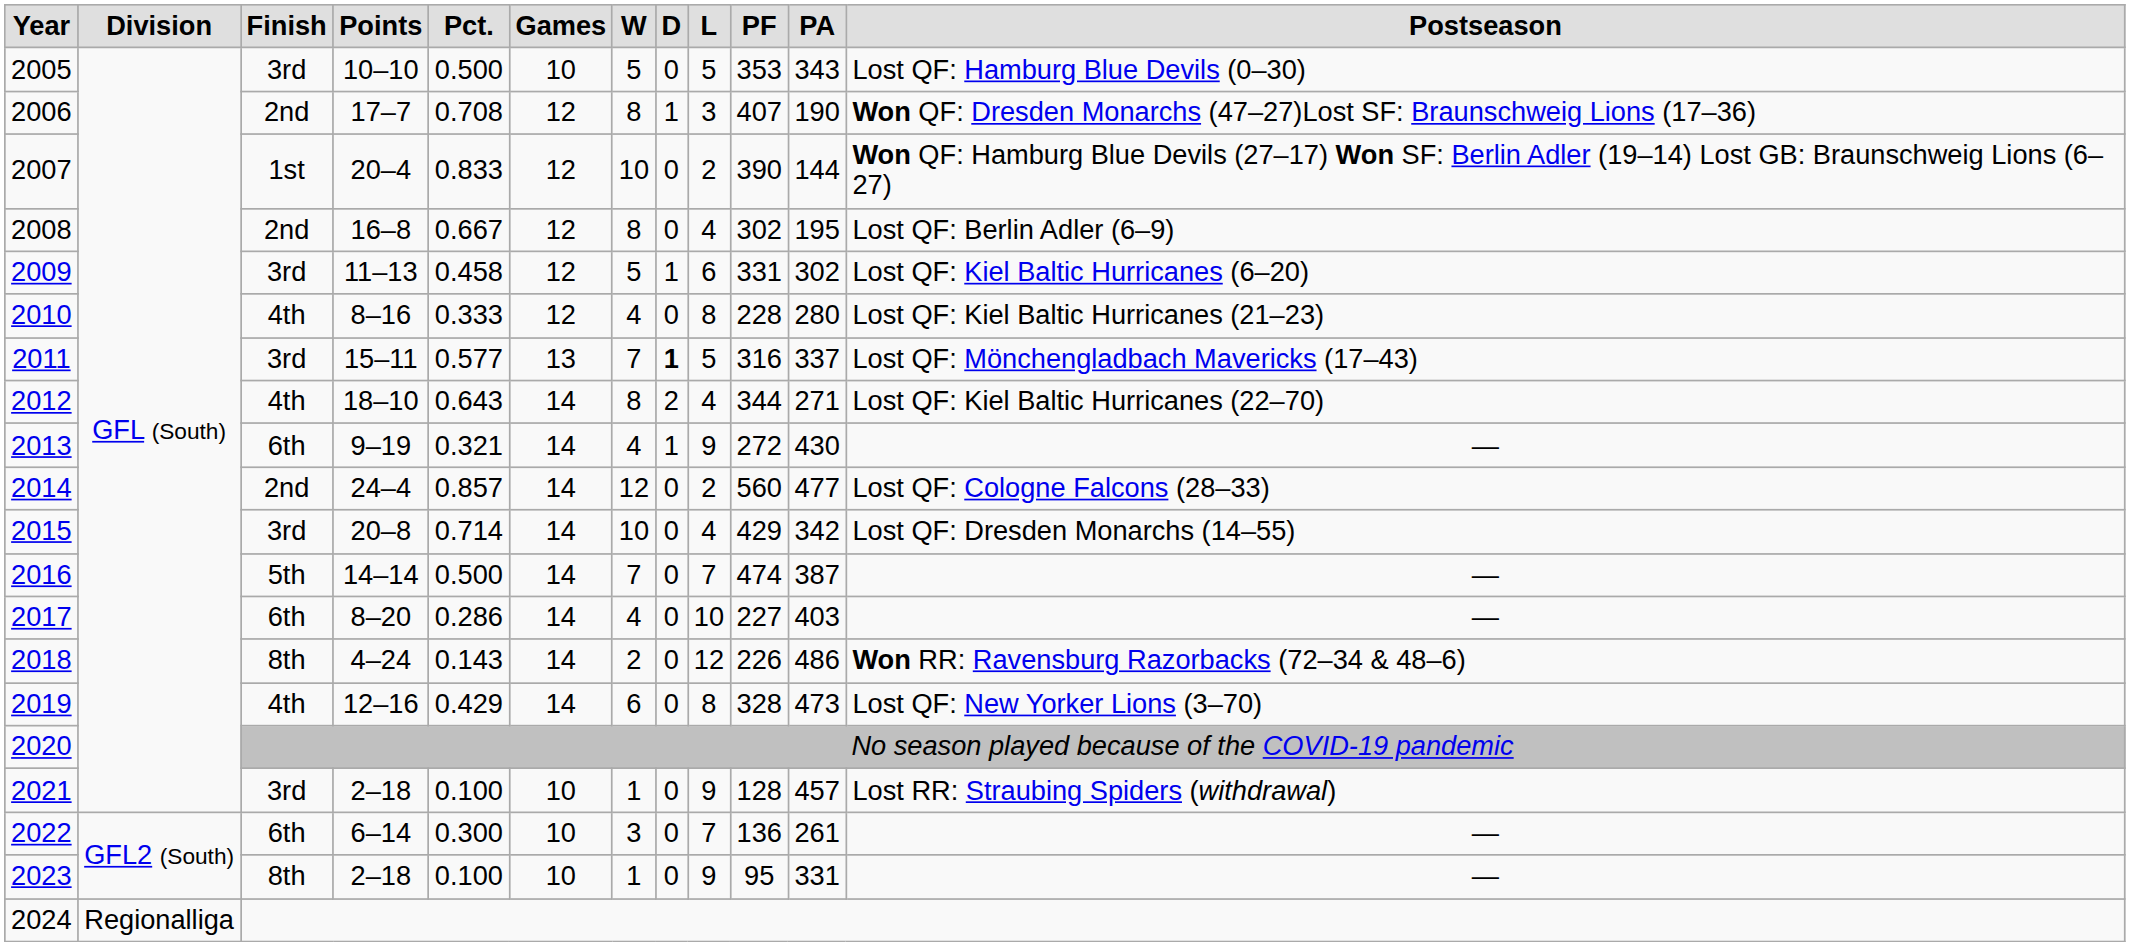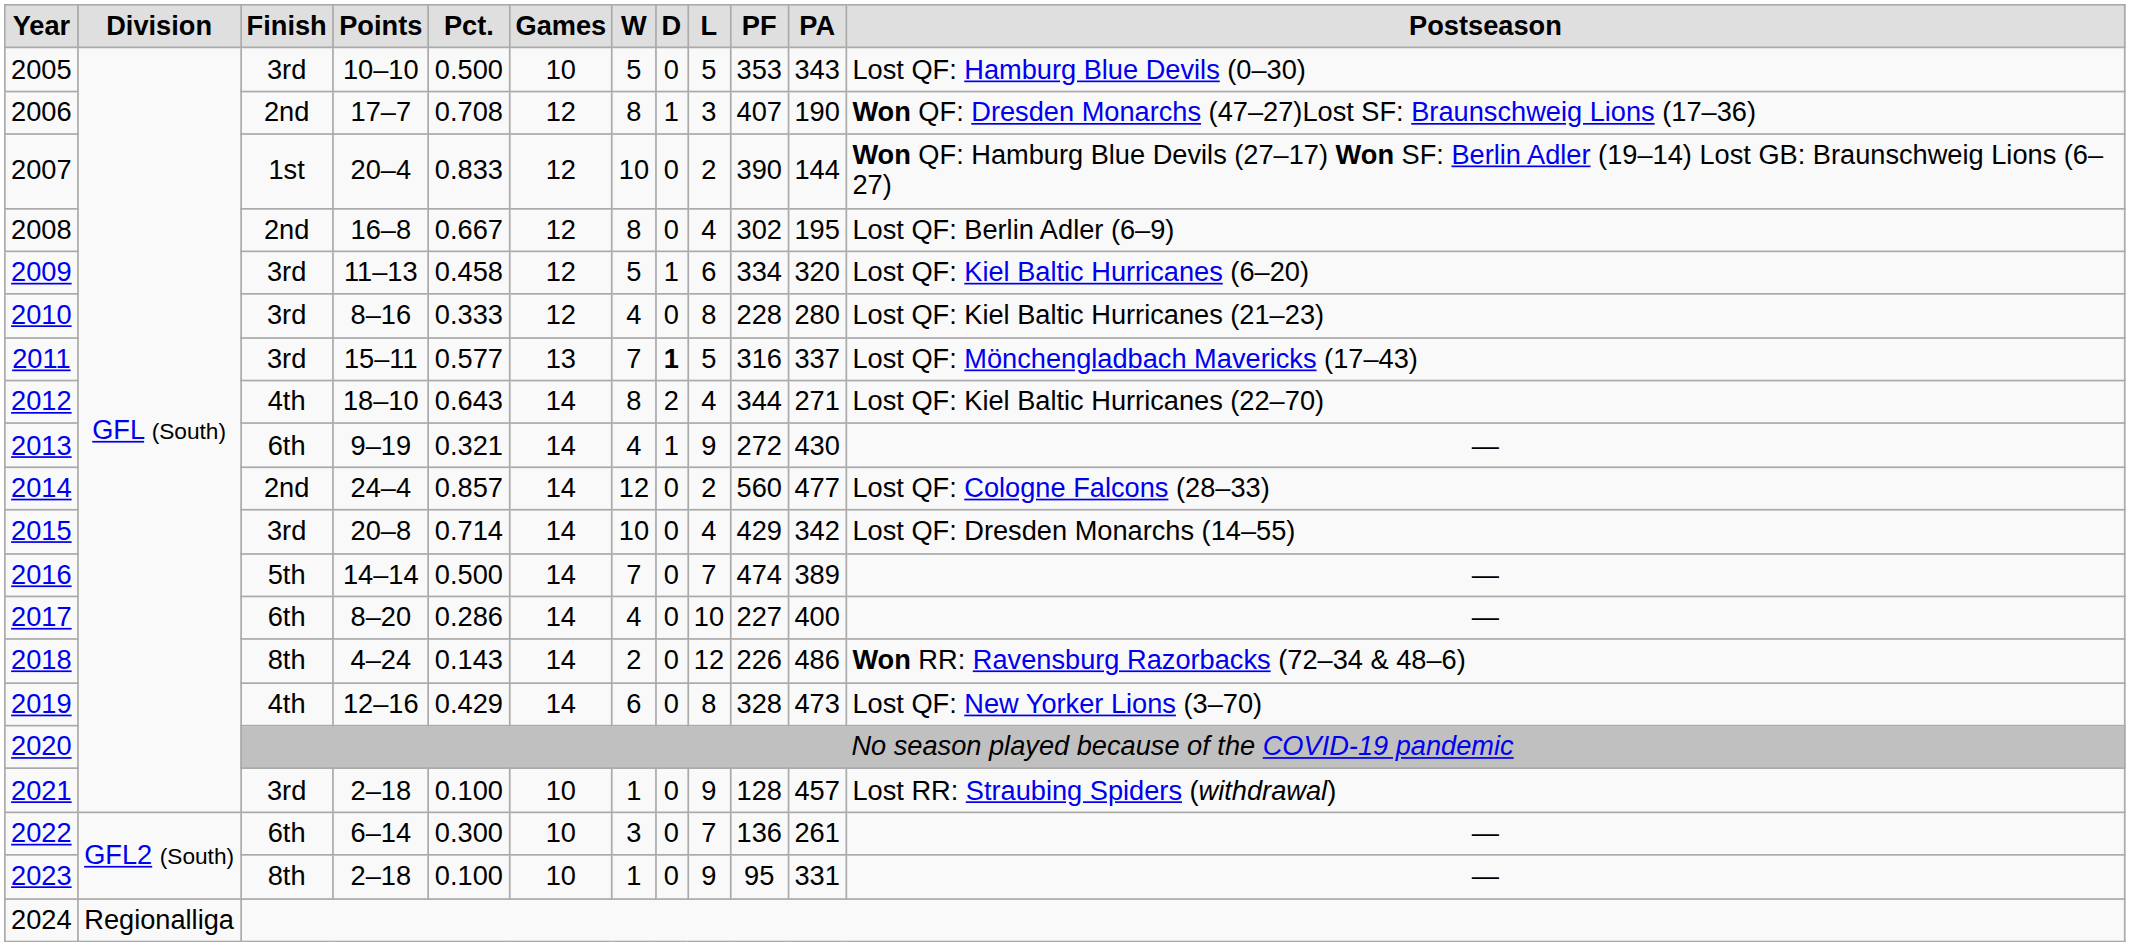(759, 272) 331 -> (759, 272) 334
(817, 272) 302 -> (817, 272) 320
(287, 315) 4th -> (287, 315) 3rd
(817, 574) 387 -> (817, 574) 389
(817, 617) 403 -> (817, 617) 400
